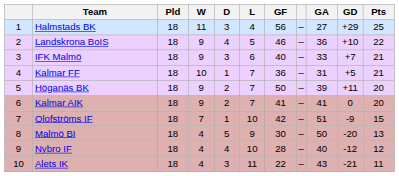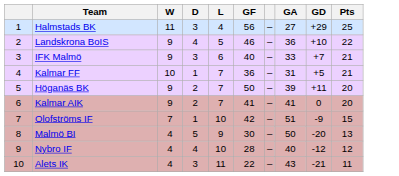- column: (173, 12)
